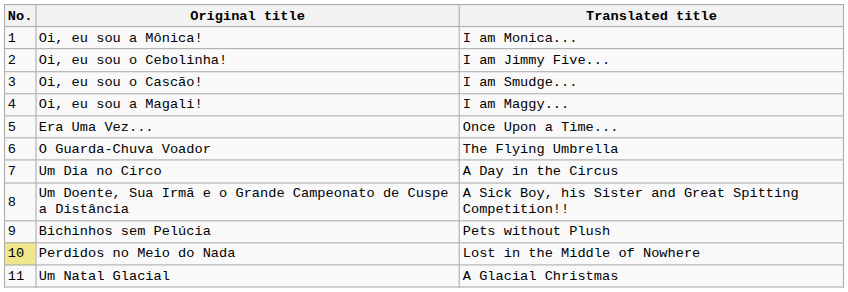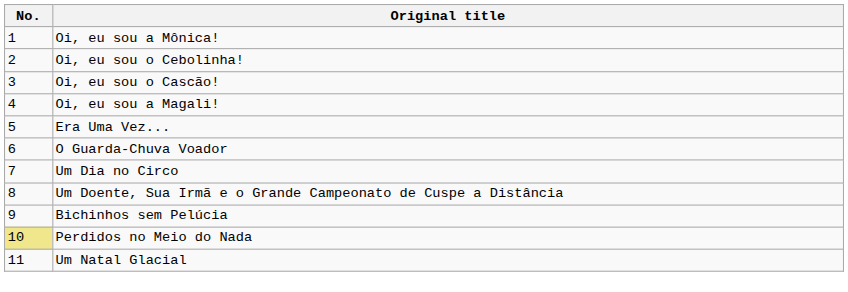- column: (651, 16)
